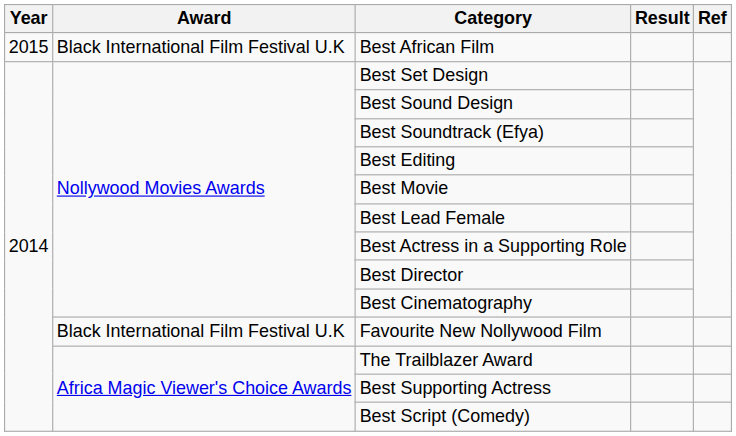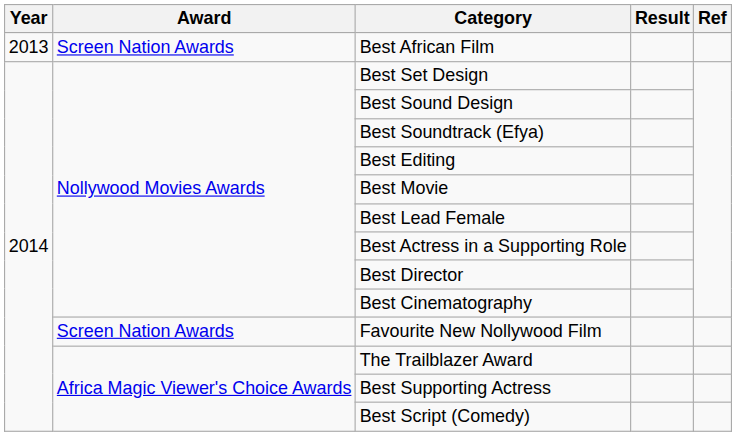(29, 47) 2015 -> (29, 47) 2013
(201, 47) Black International Film Festival U.K -> (145, 47) Screen Nation Awards
(201, 331) Black International Film Festival U.K -> (145, 331) Screen Nation Awards
